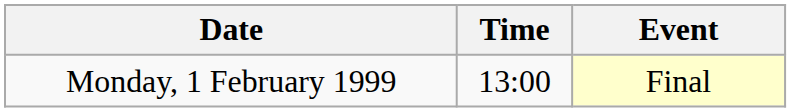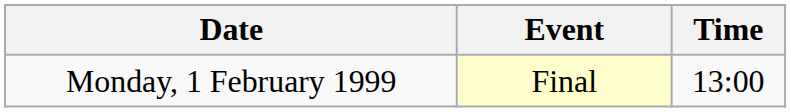columns swapped: (515, 29) <-> (678, 29)
